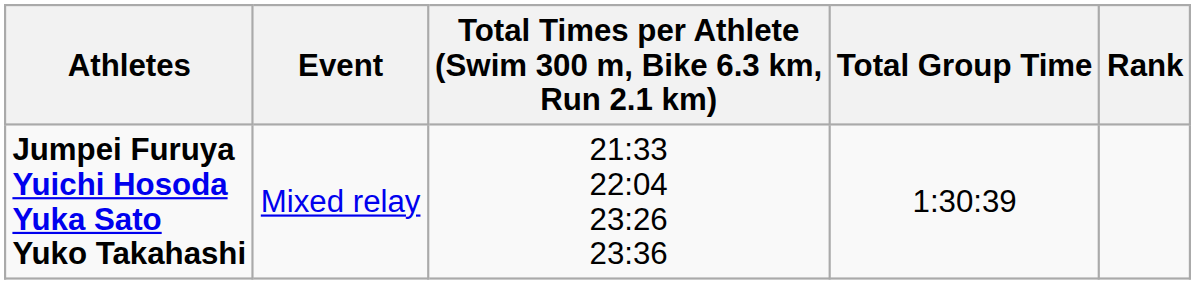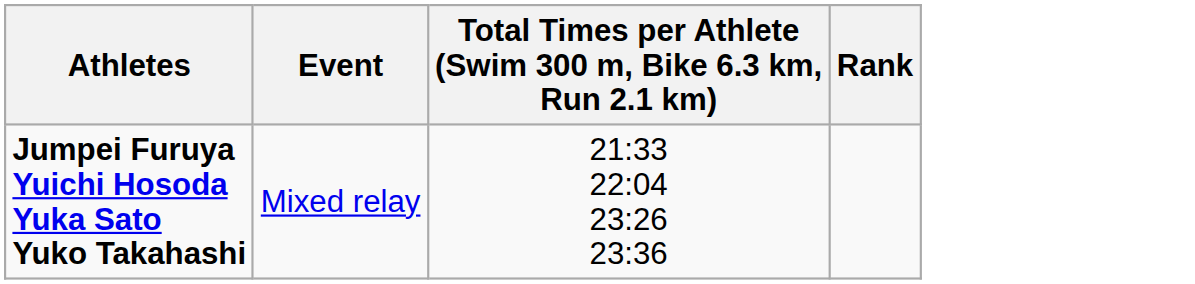- column: (965, 65)
